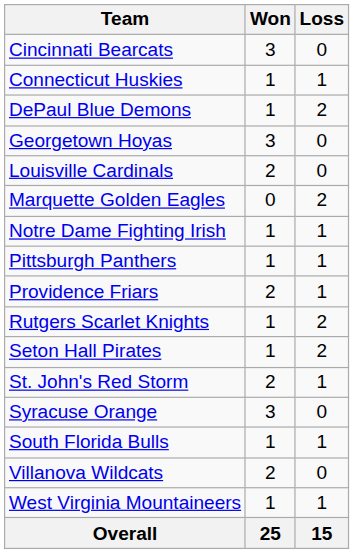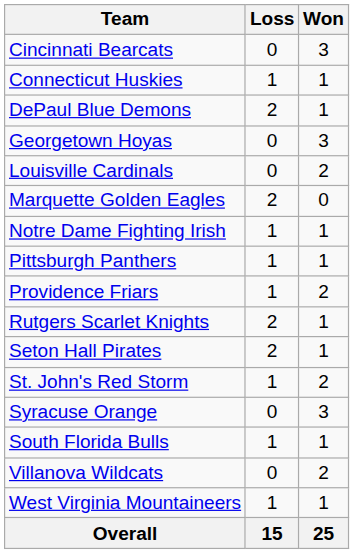columns swapped: (270, 19) <-> (322, 19)
